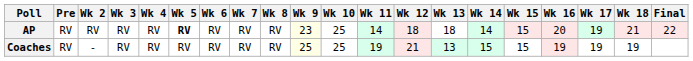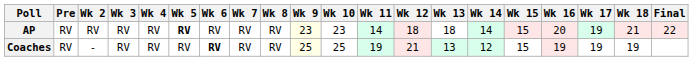(339, 30) 25 -> (339, 30) 23
(215, 47) normal -> (215, 47) bold
(486, 47) 15 -> (486, 47) 12
